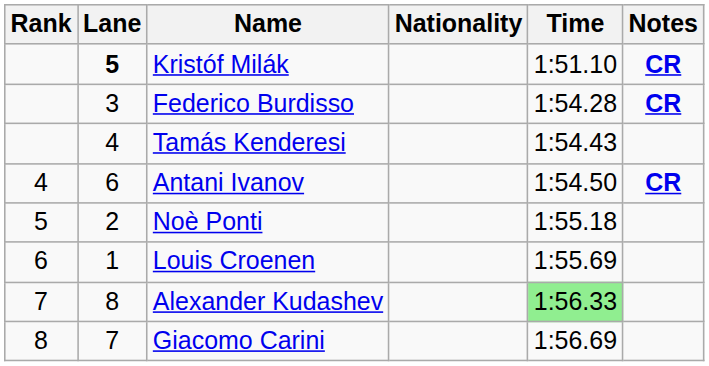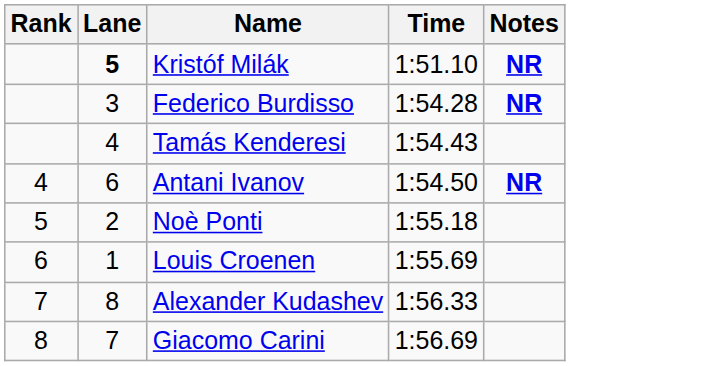- column: (458, 24)
(663, 63) CR -> (524, 63) NR
(663, 103) CR -> (524, 103) NR
(663, 182) CR -> (524, 182) NR
(575, 301) lightgreen background -> (436, 301) no background
